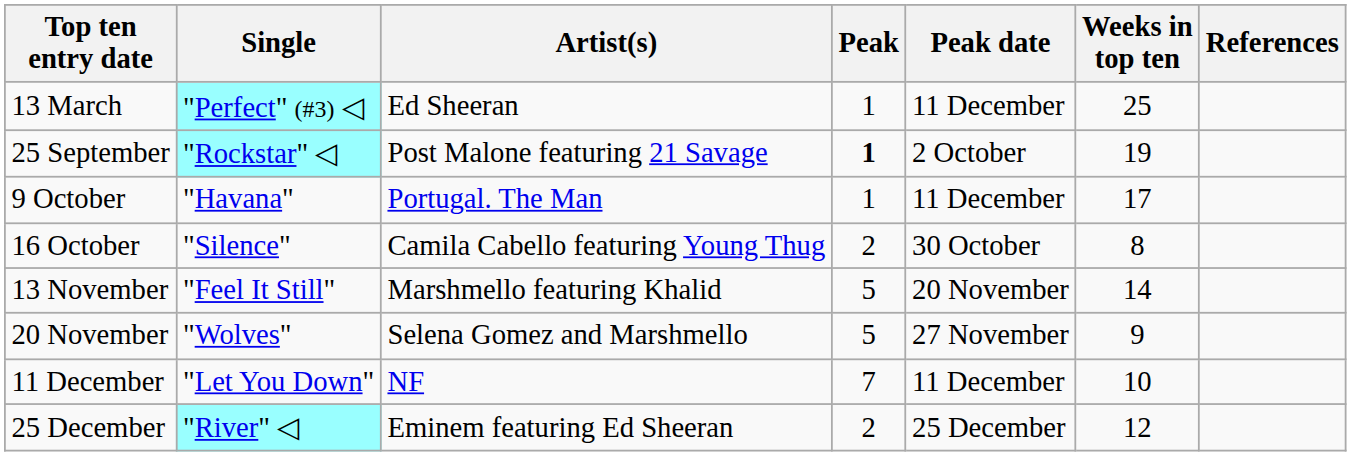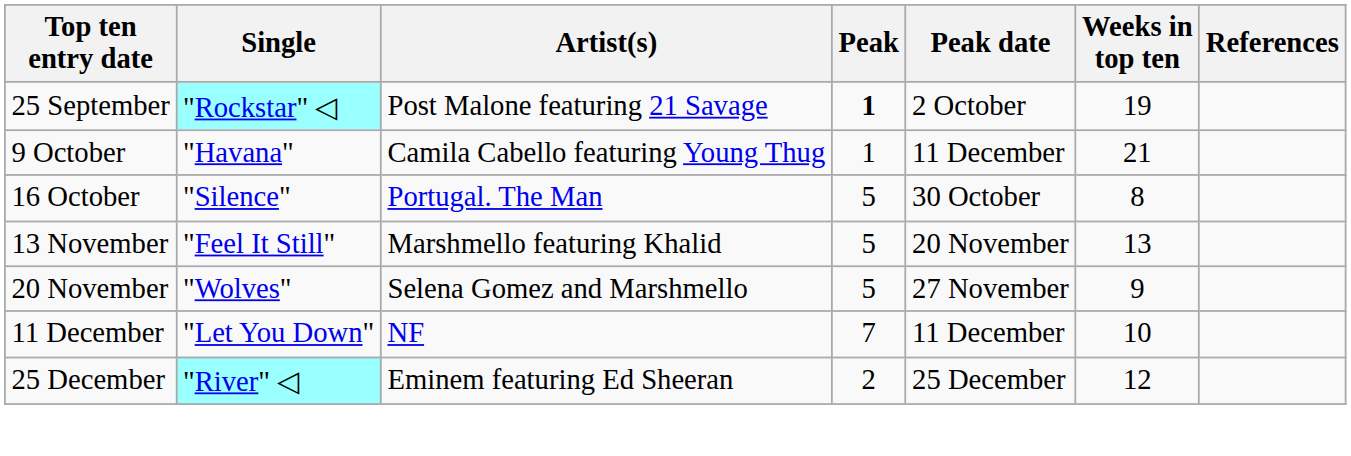- row: (67, 105)
(495, 199) Portugal. The Man -> (606, 152) Camila Cabello featuring Young Thug
(1137, 199) 17 -> (1137, 152) 21
(606, 244) Camila Cabello featuring Young Thug -> (495, 197) Portugal. The Man
(869, 244) 2 -> (869, 197) 5
(1137, 290) 14 -> (1137, 242) 13
